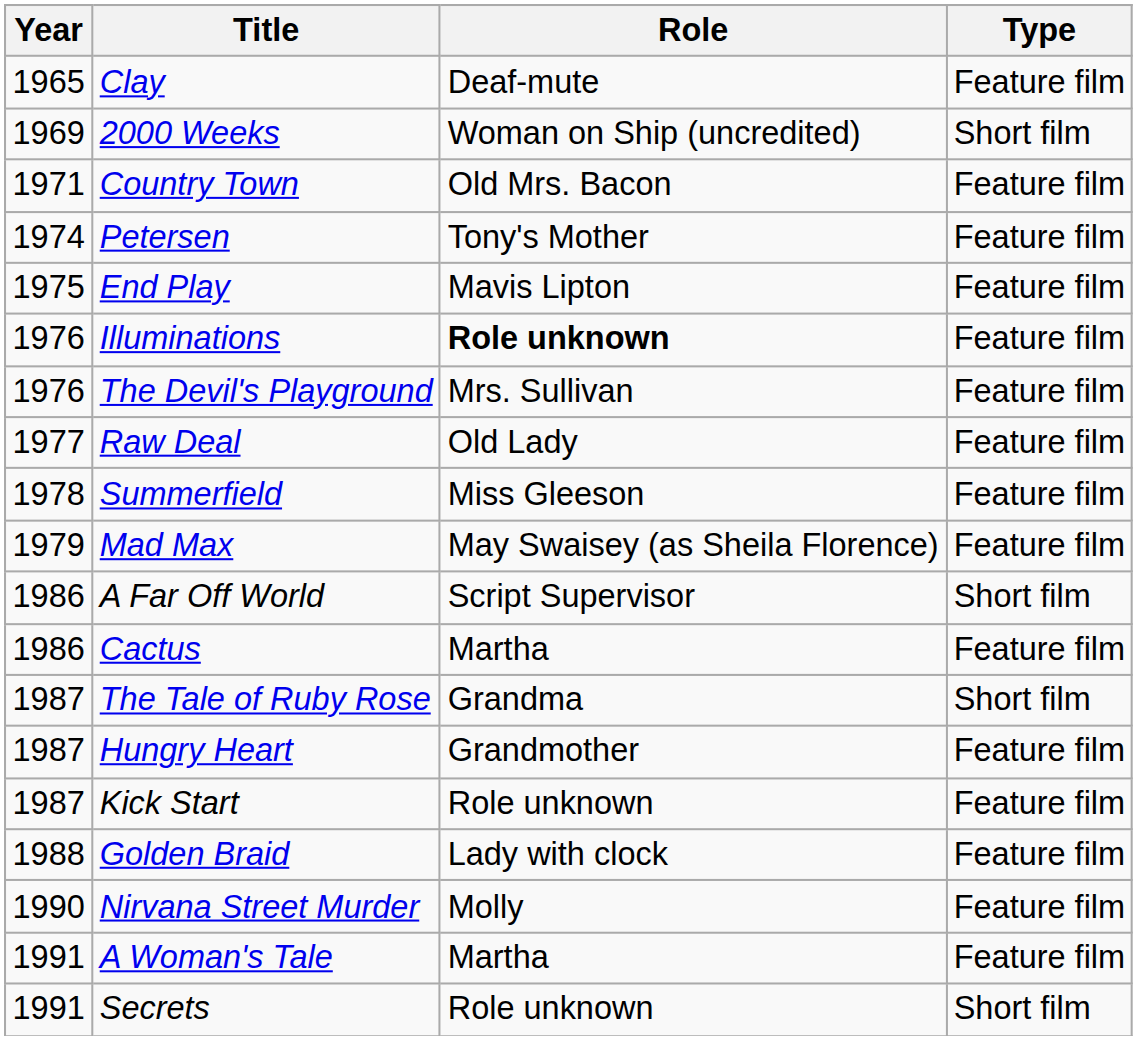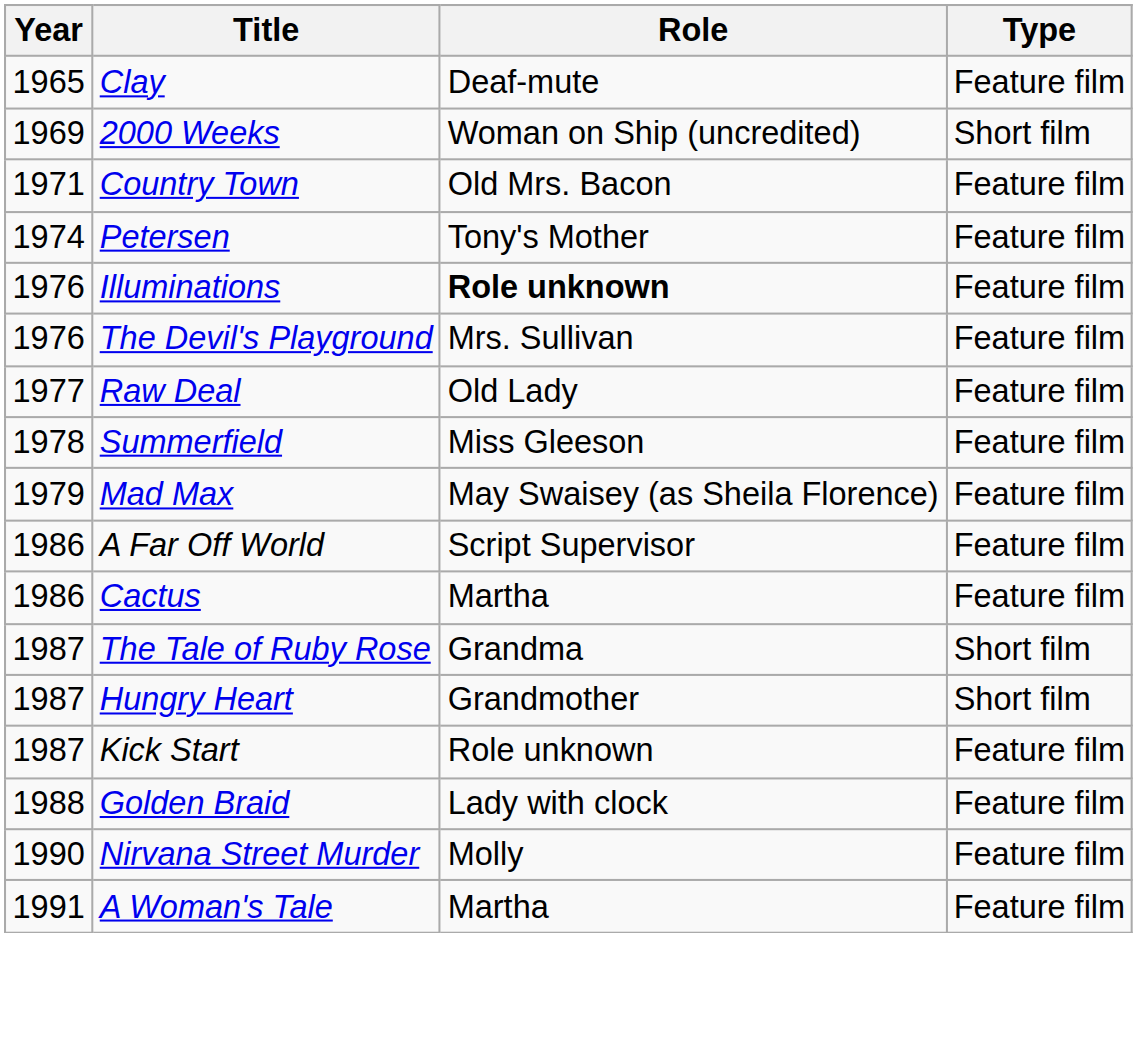- row: (165, 287)
(1022, 596) Short film -> (1039, 545) Feature film
(1039, 751) Feature film -> (1022, 699) Short film
- row: (155, 1008)
